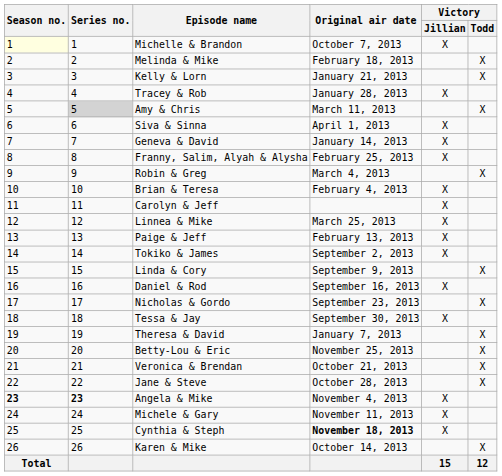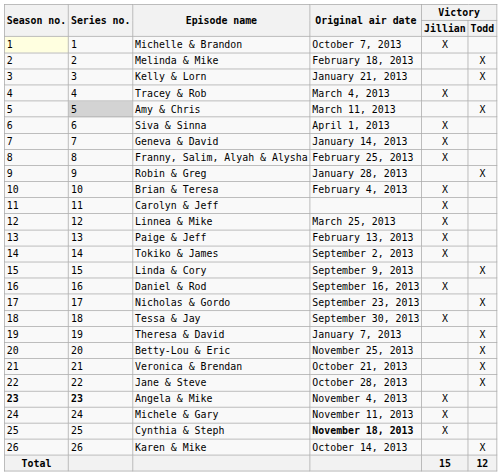(360, 93) January 28, 2013 -> (351, 93) March 4, 2013
(351, 173) March 4, 2013 -> (360, 173) January 28, 2013
